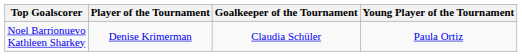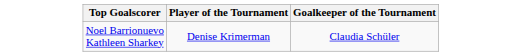- column: (438, 13)
